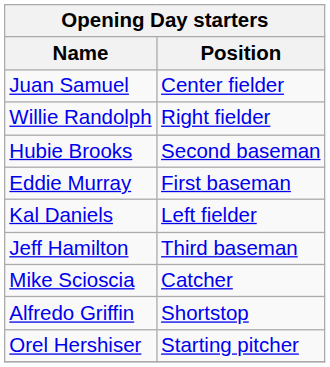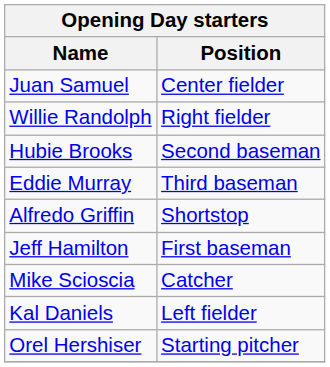(226, 183) First baseman -> (229, 183) Third baseman
rows swapped: (61, 215) <-> (72, 313)
(229, 248) Third baseman -> (226, 248) First baseman
